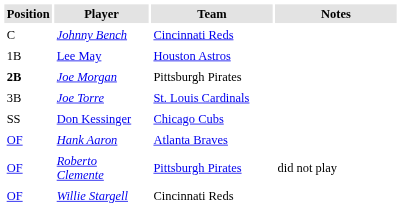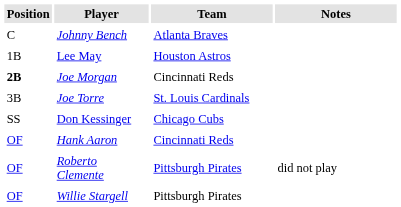(193, 34) Cincinnati Reds -> (191, 34) Atlanta Braves
(198, 76) Pittsburgh Pirates -> (193, 76) Cincinnati Reds
(191, 140) Atlanta Braves -> (193, 140) Cincinnati Reds
(193, 196) Cincinnati Reds -> (198, 196) Pittsburgh Pirates
